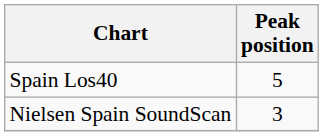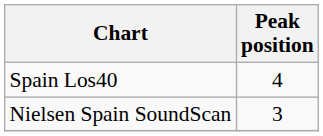(277, 79) 5 -> (277, 79) 4
